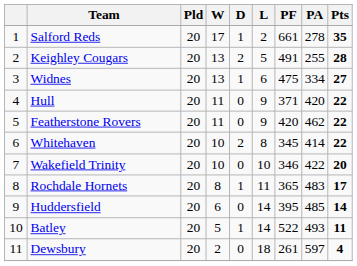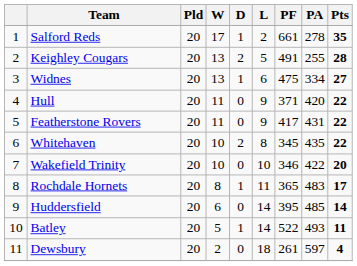(288, 121) 420 -> (288, 121) 417
(315, 121) 462 -> (315, 121) 431
(315, 143) 414 -> (315, 143) 435
